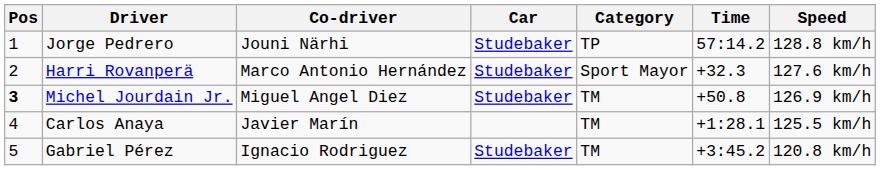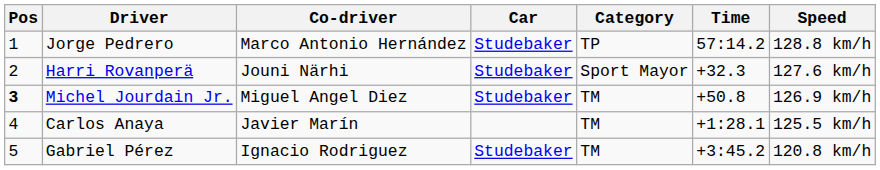(294, 45) Jouni Närhi -> (353, 45) Marco Antonio Hernández
(353, 71) Marco Antonio Hernández -> (294, 71) Jouni Närhi
